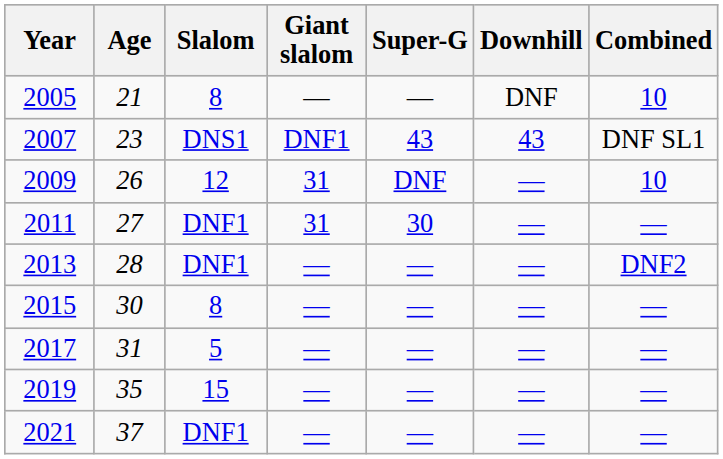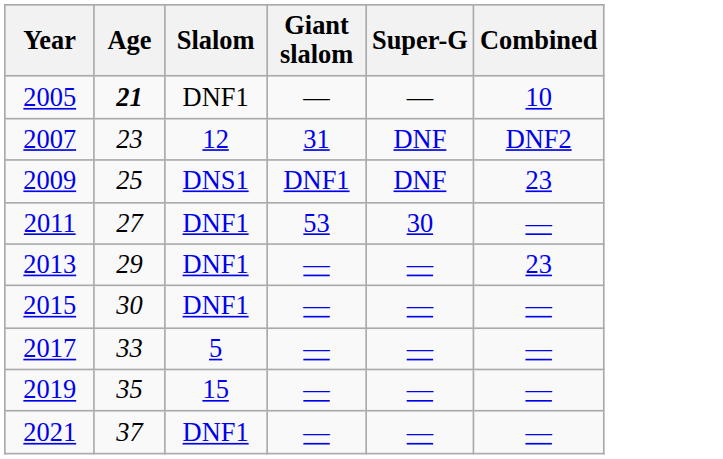- column: (531, 40)
(129, 97) normal -> (129, 97) bold
(216, 97) 8 -> (216, 97) DNF1
(216, 138) DNS1 -> (216, 138) 12
(317, 138) DNF1 -> (317, 138) 31
(420, 138) 43 -> (420, 138) DNF
(654, 138) DNF SL1 -> (539, 138) DNF2
(129, 180) 26 -> (129, 180) 25
(216, 180) 12 -> (216, 180) DNS1
(317, 180) 31 -> (317, 180) DNF1
(654, 180) 10 -> (539, 180) 23
(317, 222) 31 -> (317, 222) 53
(129, 264) 28 -> (129, 264) 29
(654, 264) DNF2 -> (539, 264) 23
(216, 306) 8 -> (216, 306) DNF1
(129, 348) 31 -> (129, 348) 33
